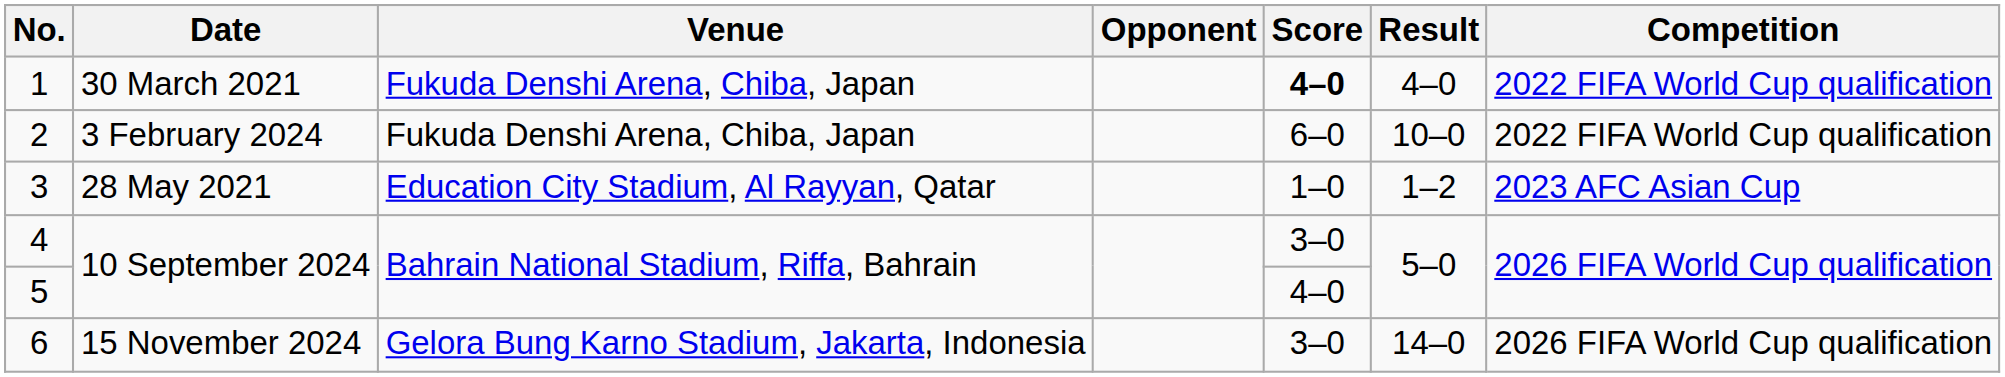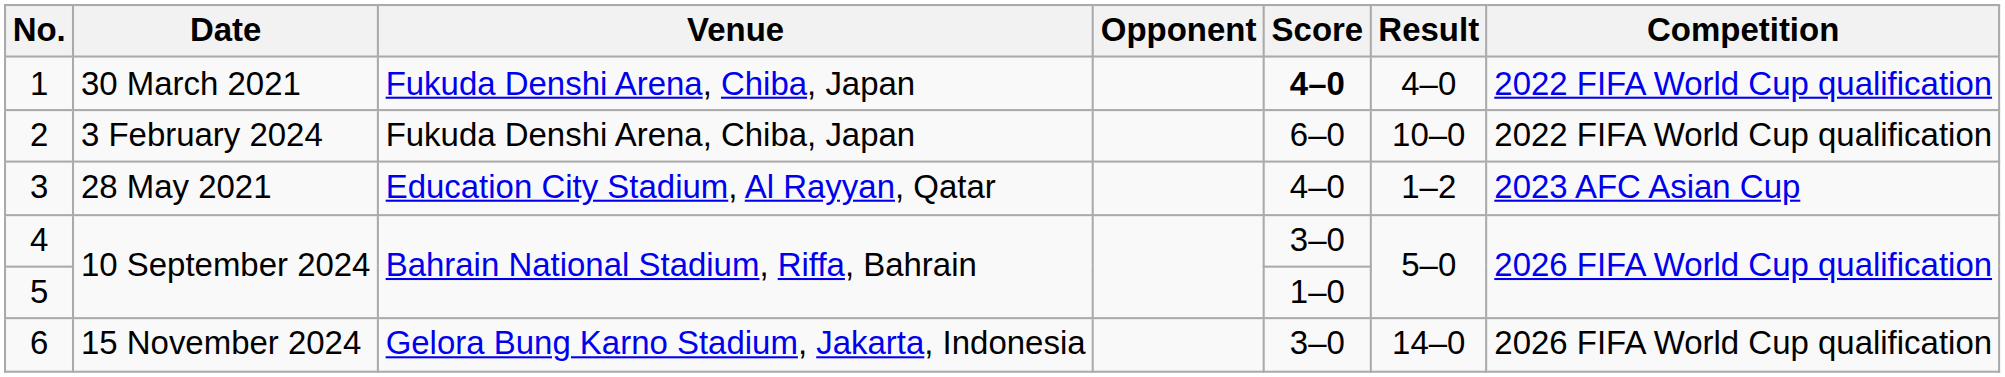(1317, 187) 1–0 -> (1317, 187) 4–0
(1317, 291) 4–0 -> (1317, 291) 1–0
